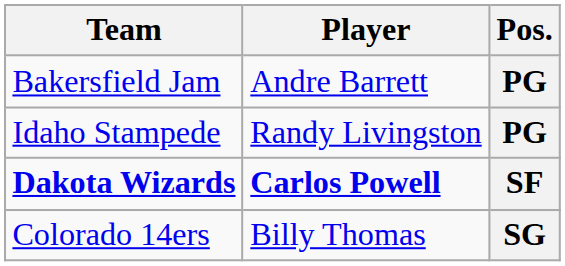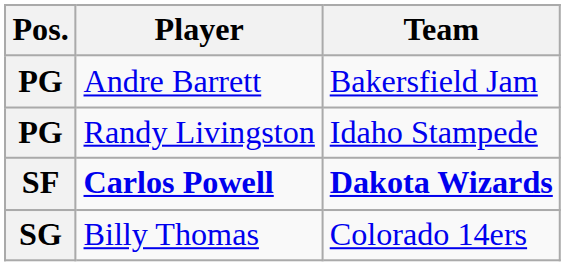columns swapped: (525, 30) <-> (124, 30)
